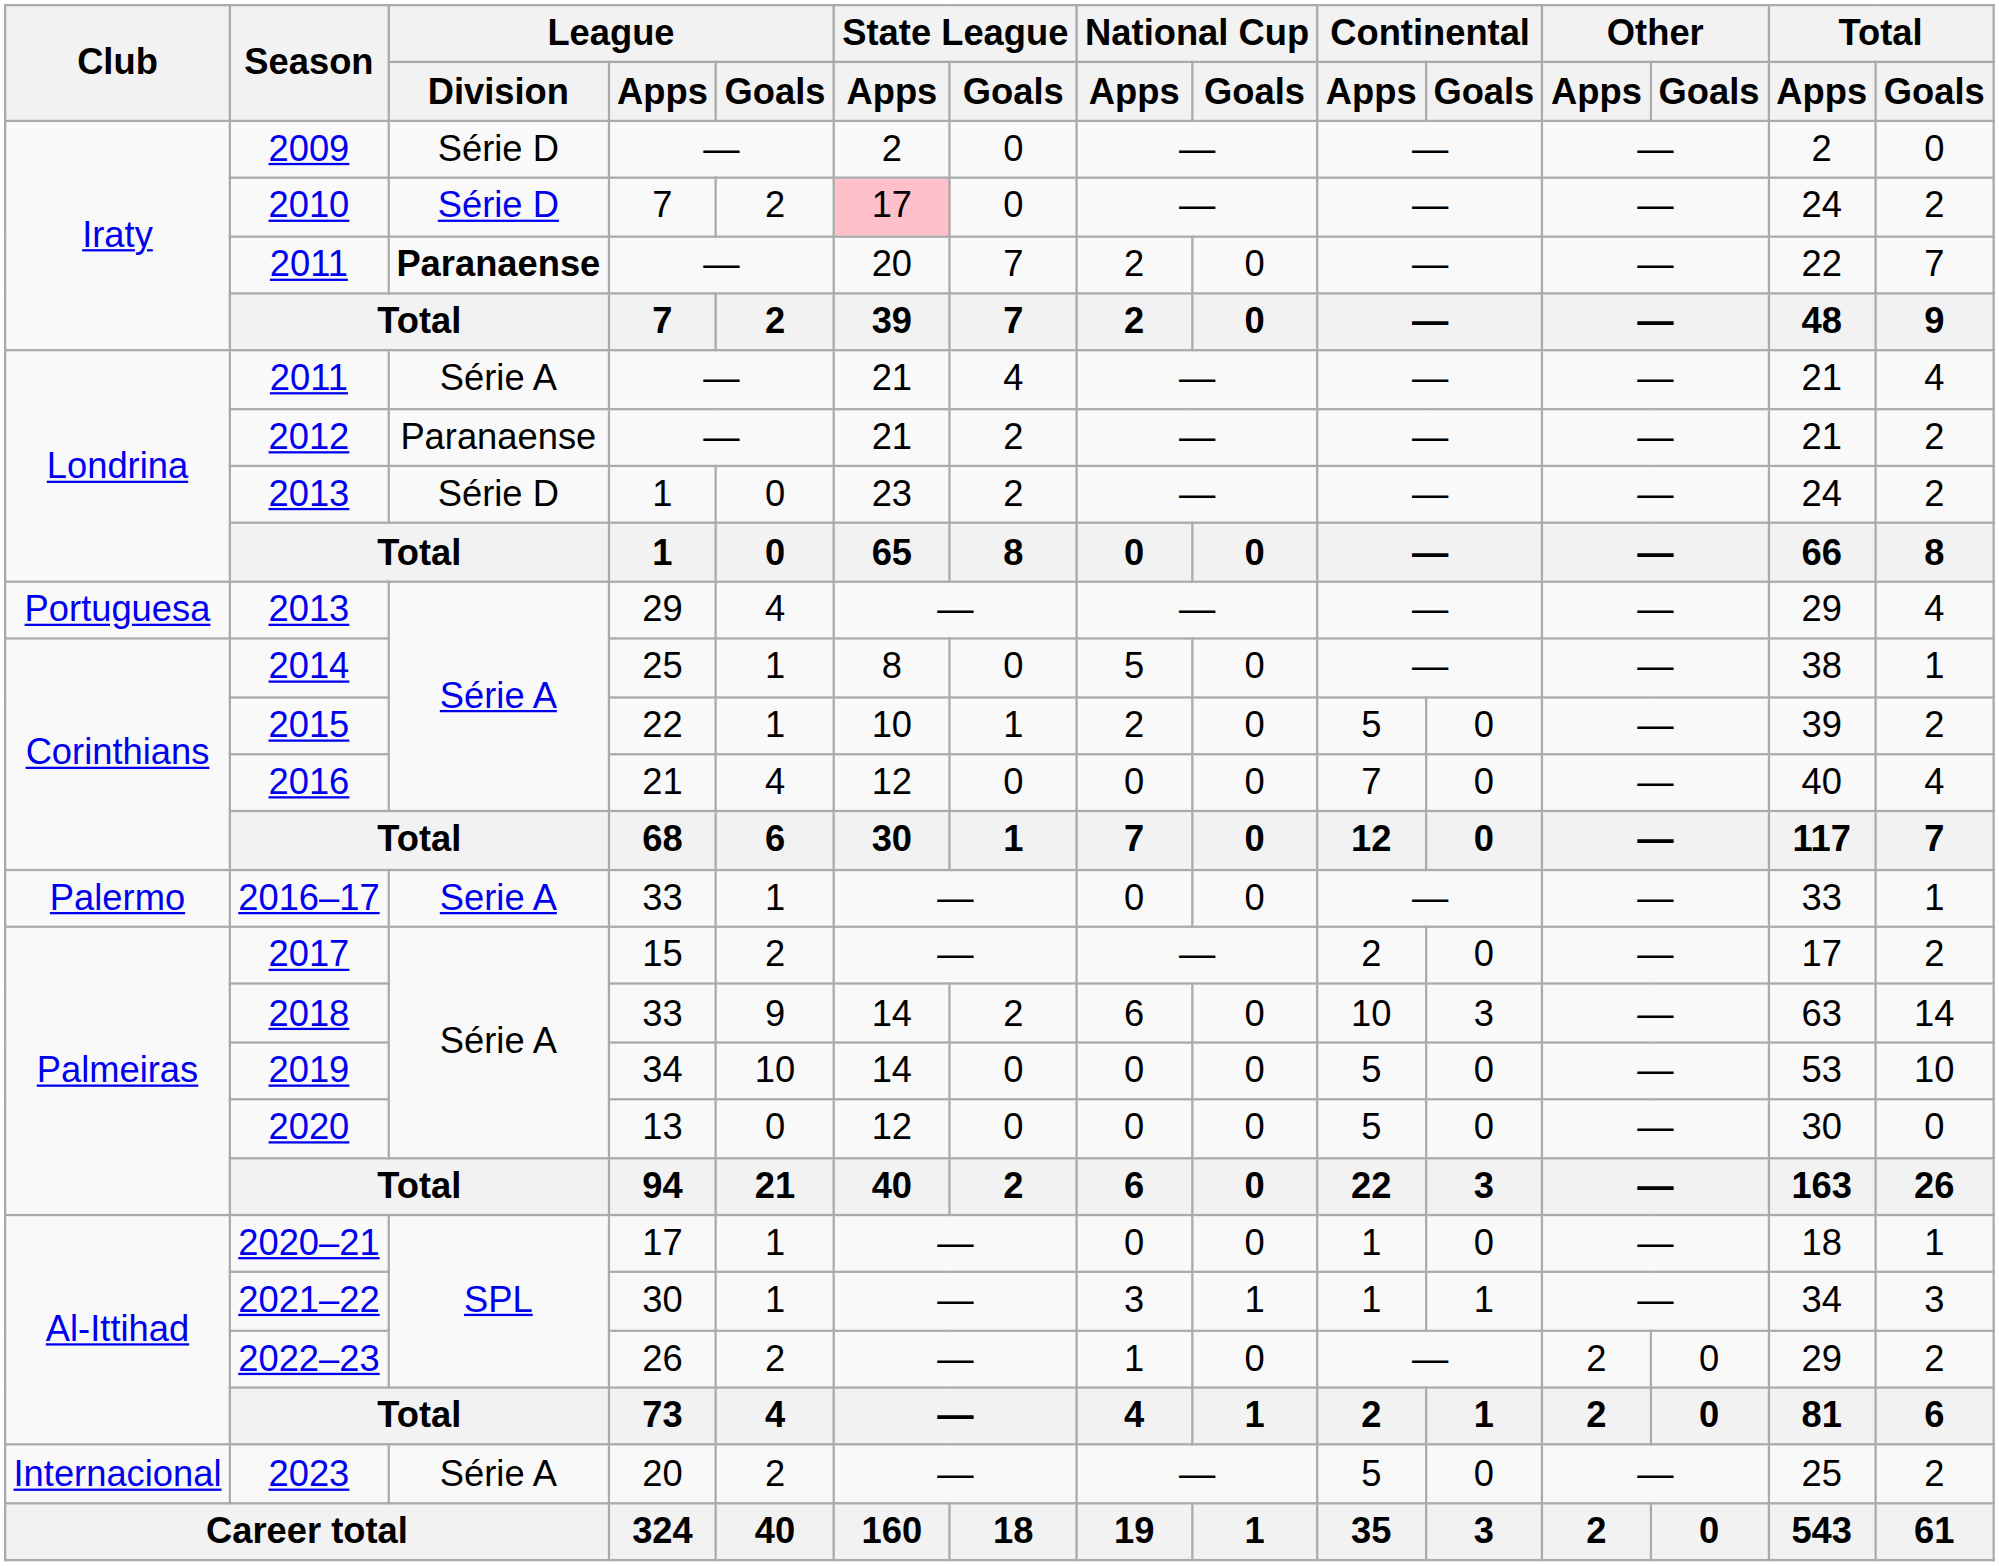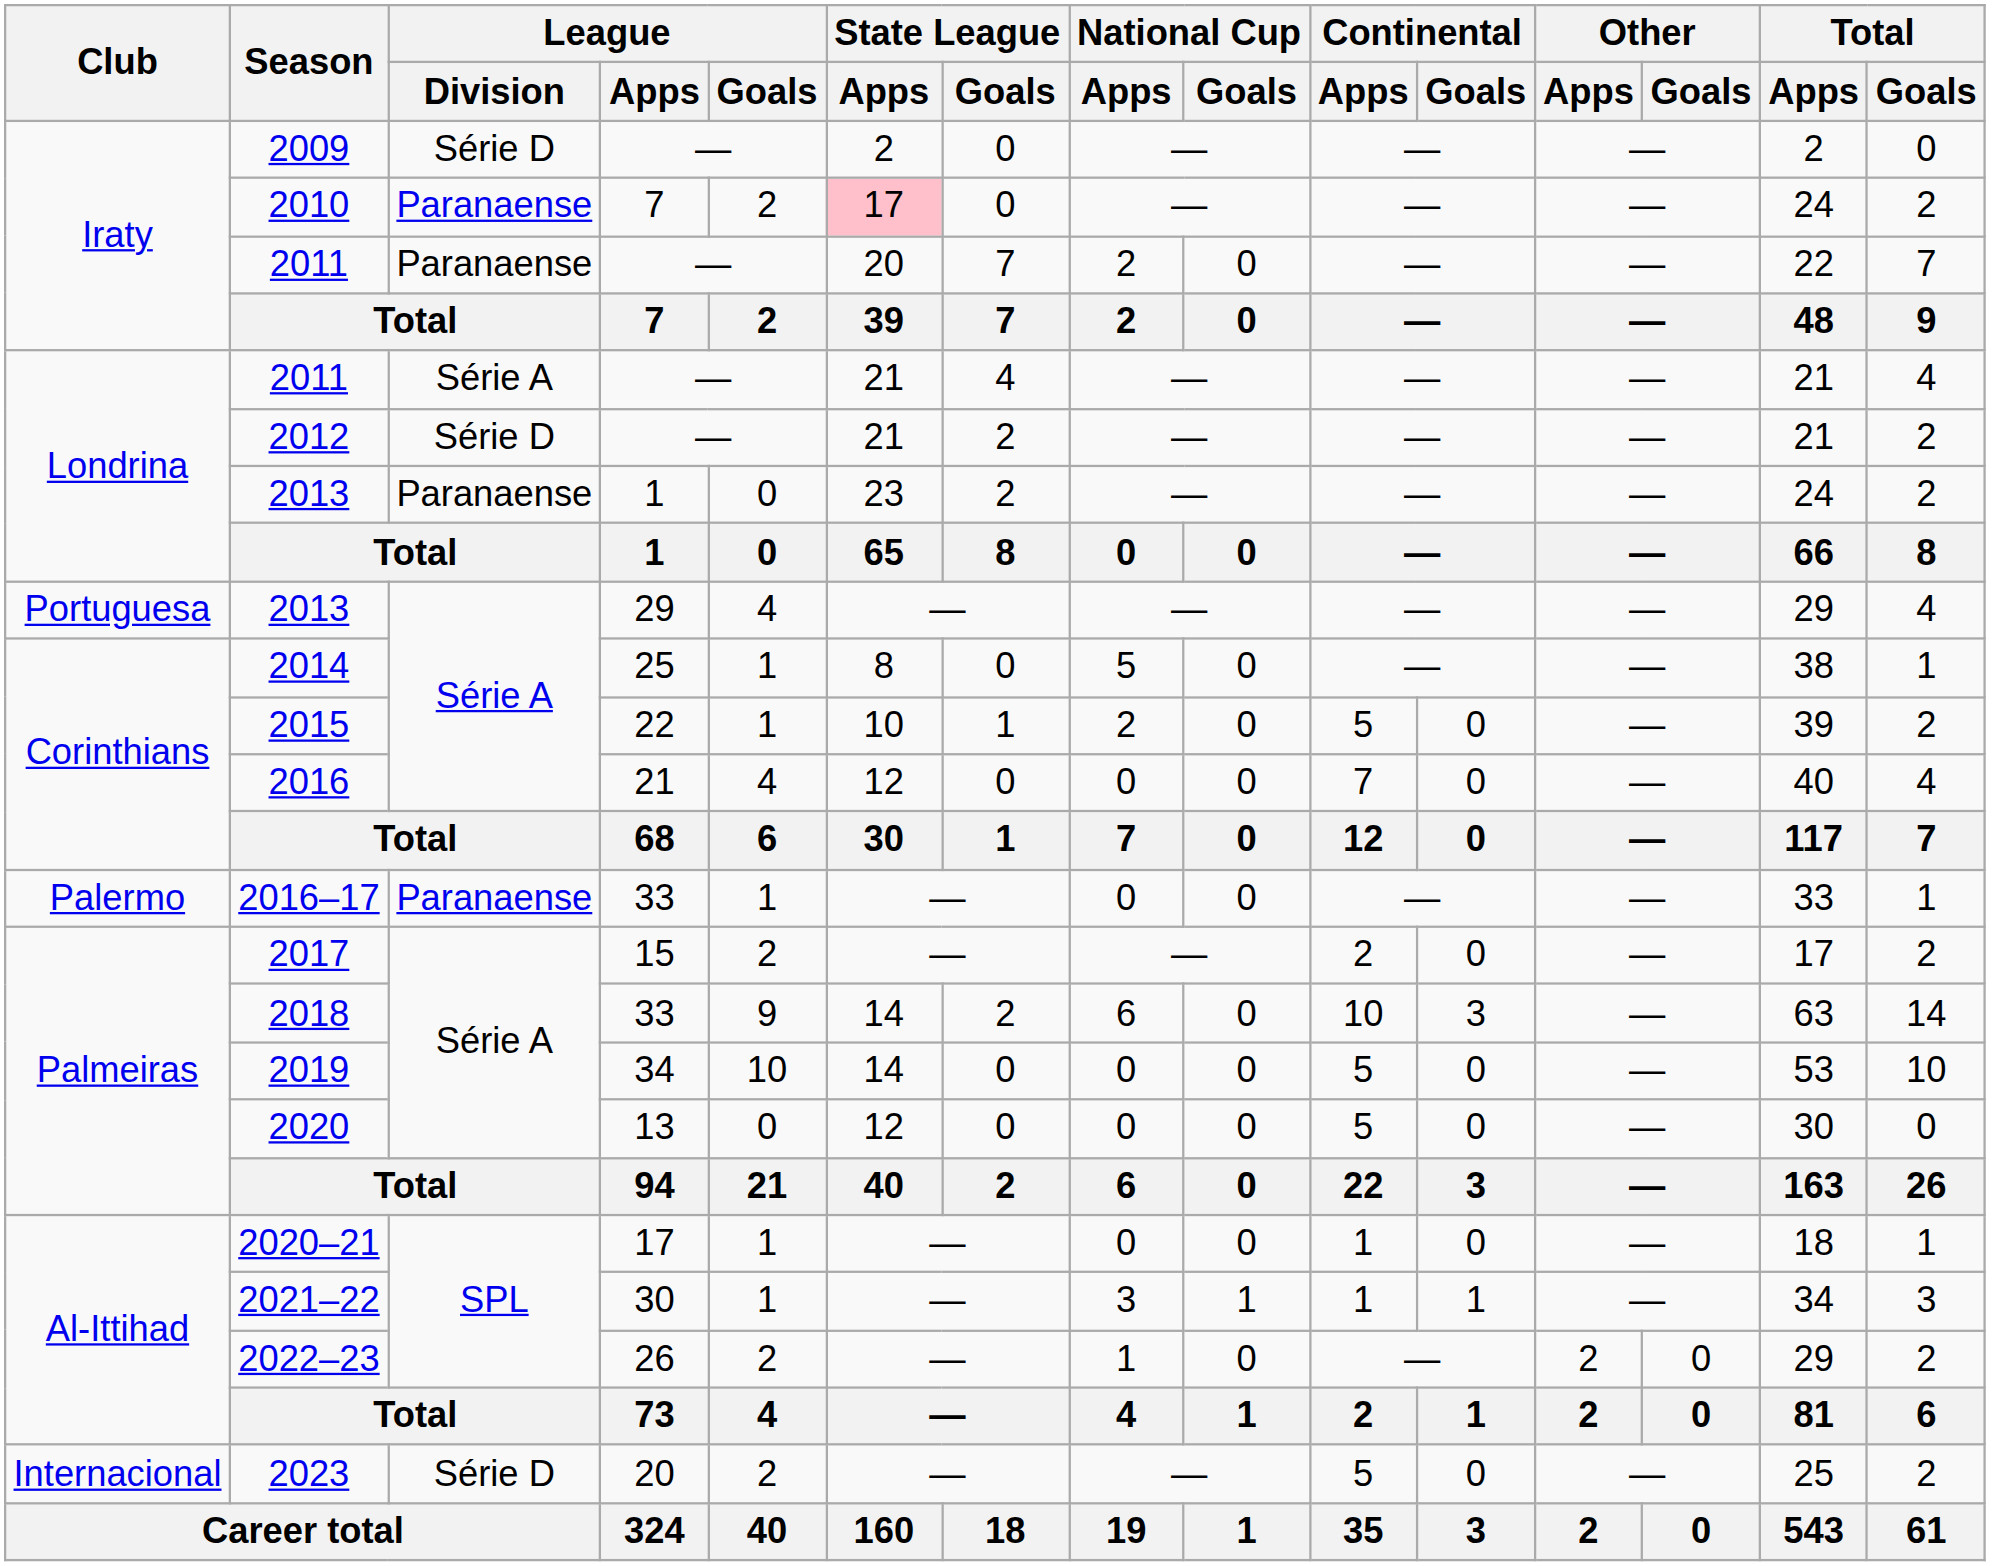(498, 206) Série D -> (494, 206) Paranaense
(498, 263) bold -> (494, 263) normal
(498, 436) Paranaense -> (494, 436) Série D
(498, 494) Série D -> (494, 494) Paranaense
(498, 897) Serie A -> (494, 897) Paranaense
(498, 1473) Série A -> (494, 1473) Série D
